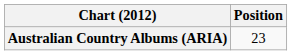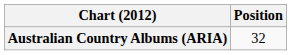(258, 38) 23 -> (258, 38) 32
